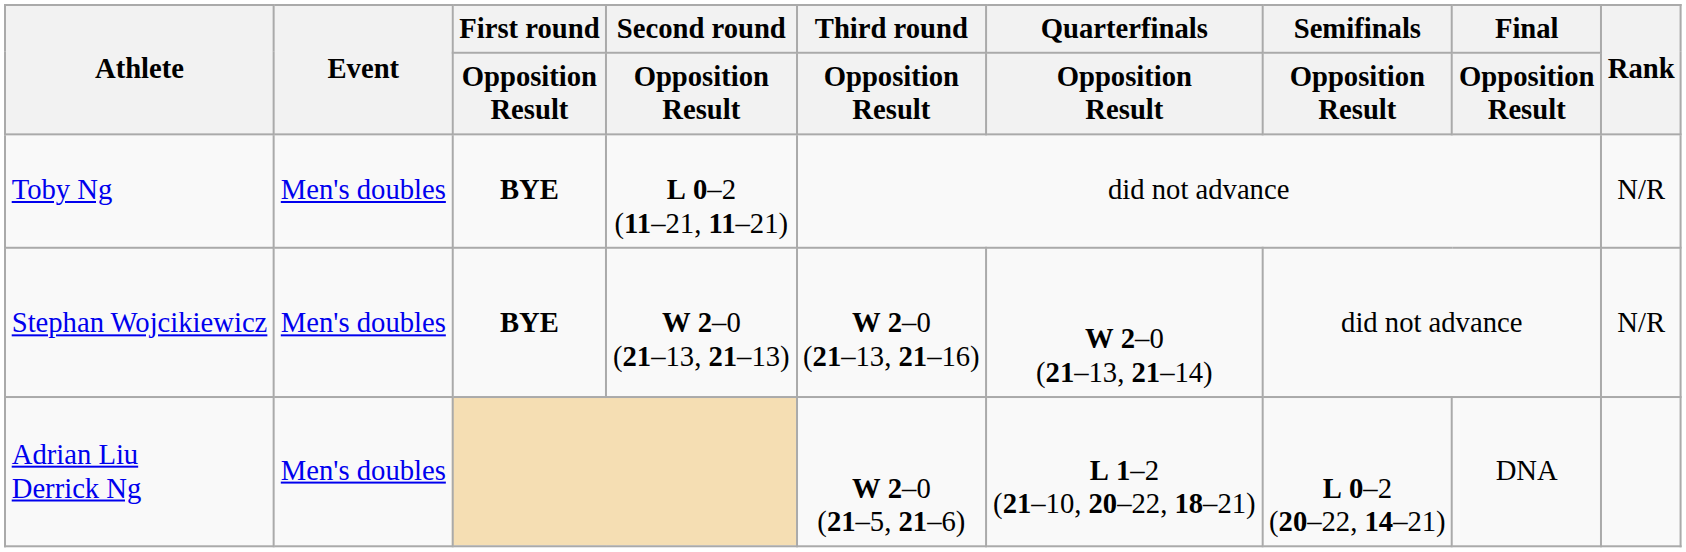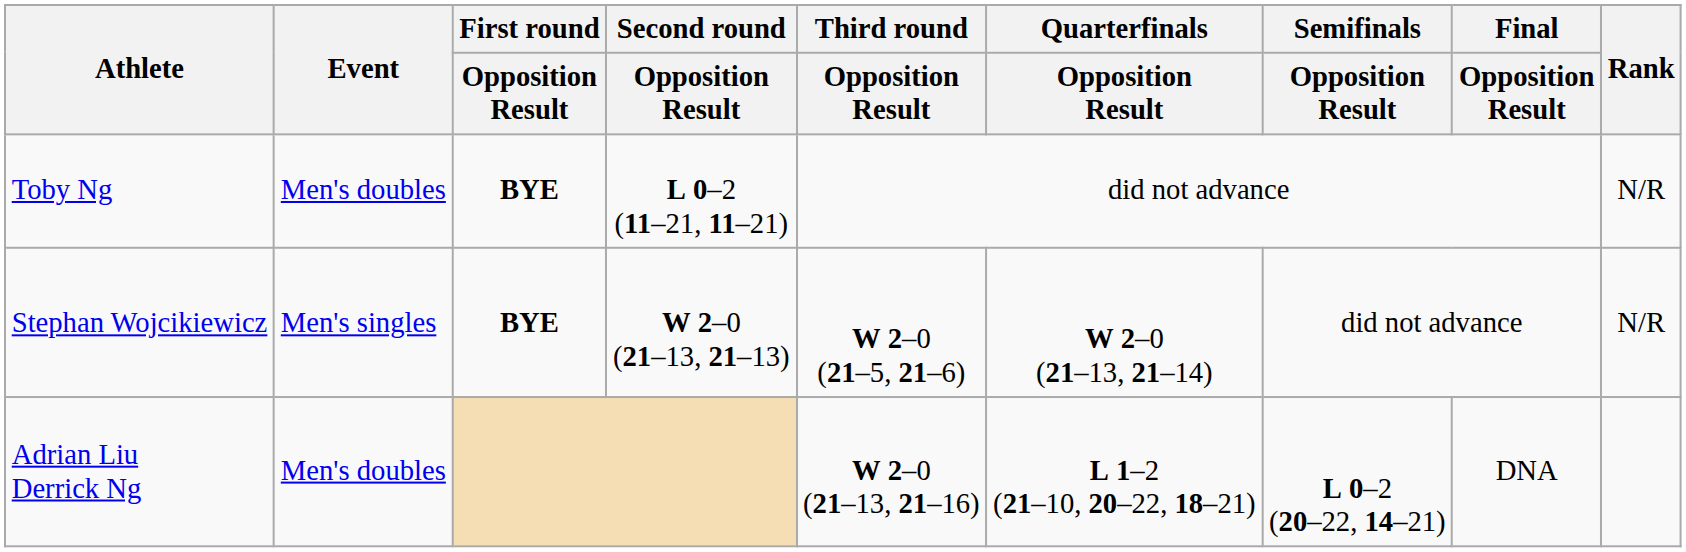(363, 322) Men's doubles -> (359, 322) Men's singles
(891, 339) W 2–0 (21–13, 21–16) -> (891, 356) W 2–0 (21–5, 21–6)
(891, 505) W 2–0 (21–5, 21–6) -> (891, 488) W 2–0 (21–13, 21–16)
